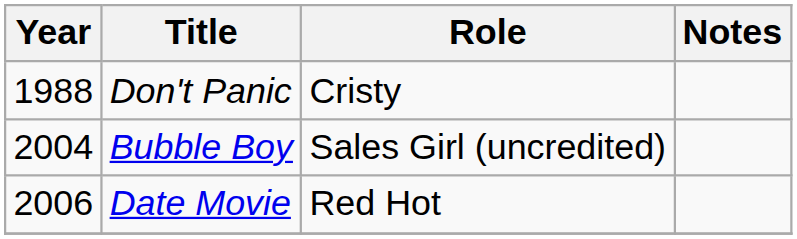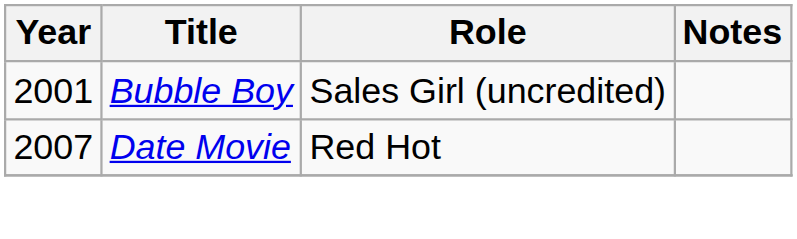- row: (201, 89)
(53, 146) 2004 -> (53, 89) 2001
(53, 203) 2006 -> (53, 146) 2007
